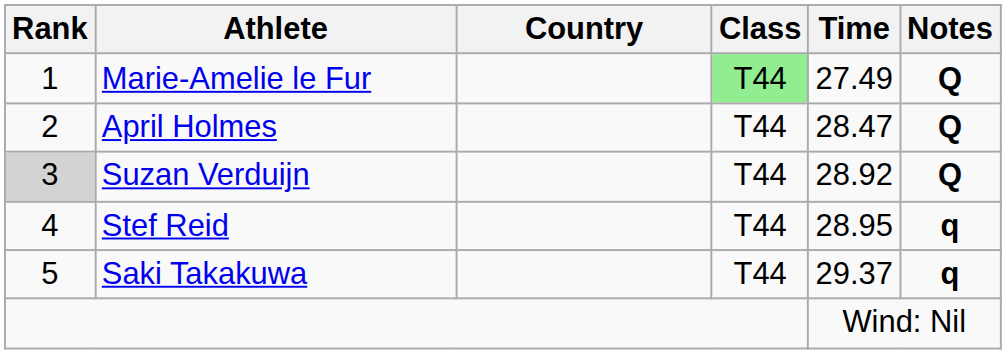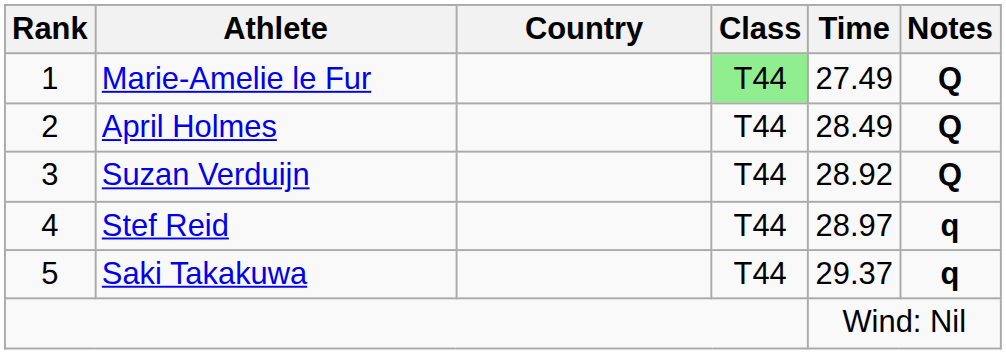(854, 126) 28.47 -> (854, 126) 28.49
(50, 175) lightgrey background -> (50, 175) no background
(854, 224) 28.95 -> (854, 224) 28.97
